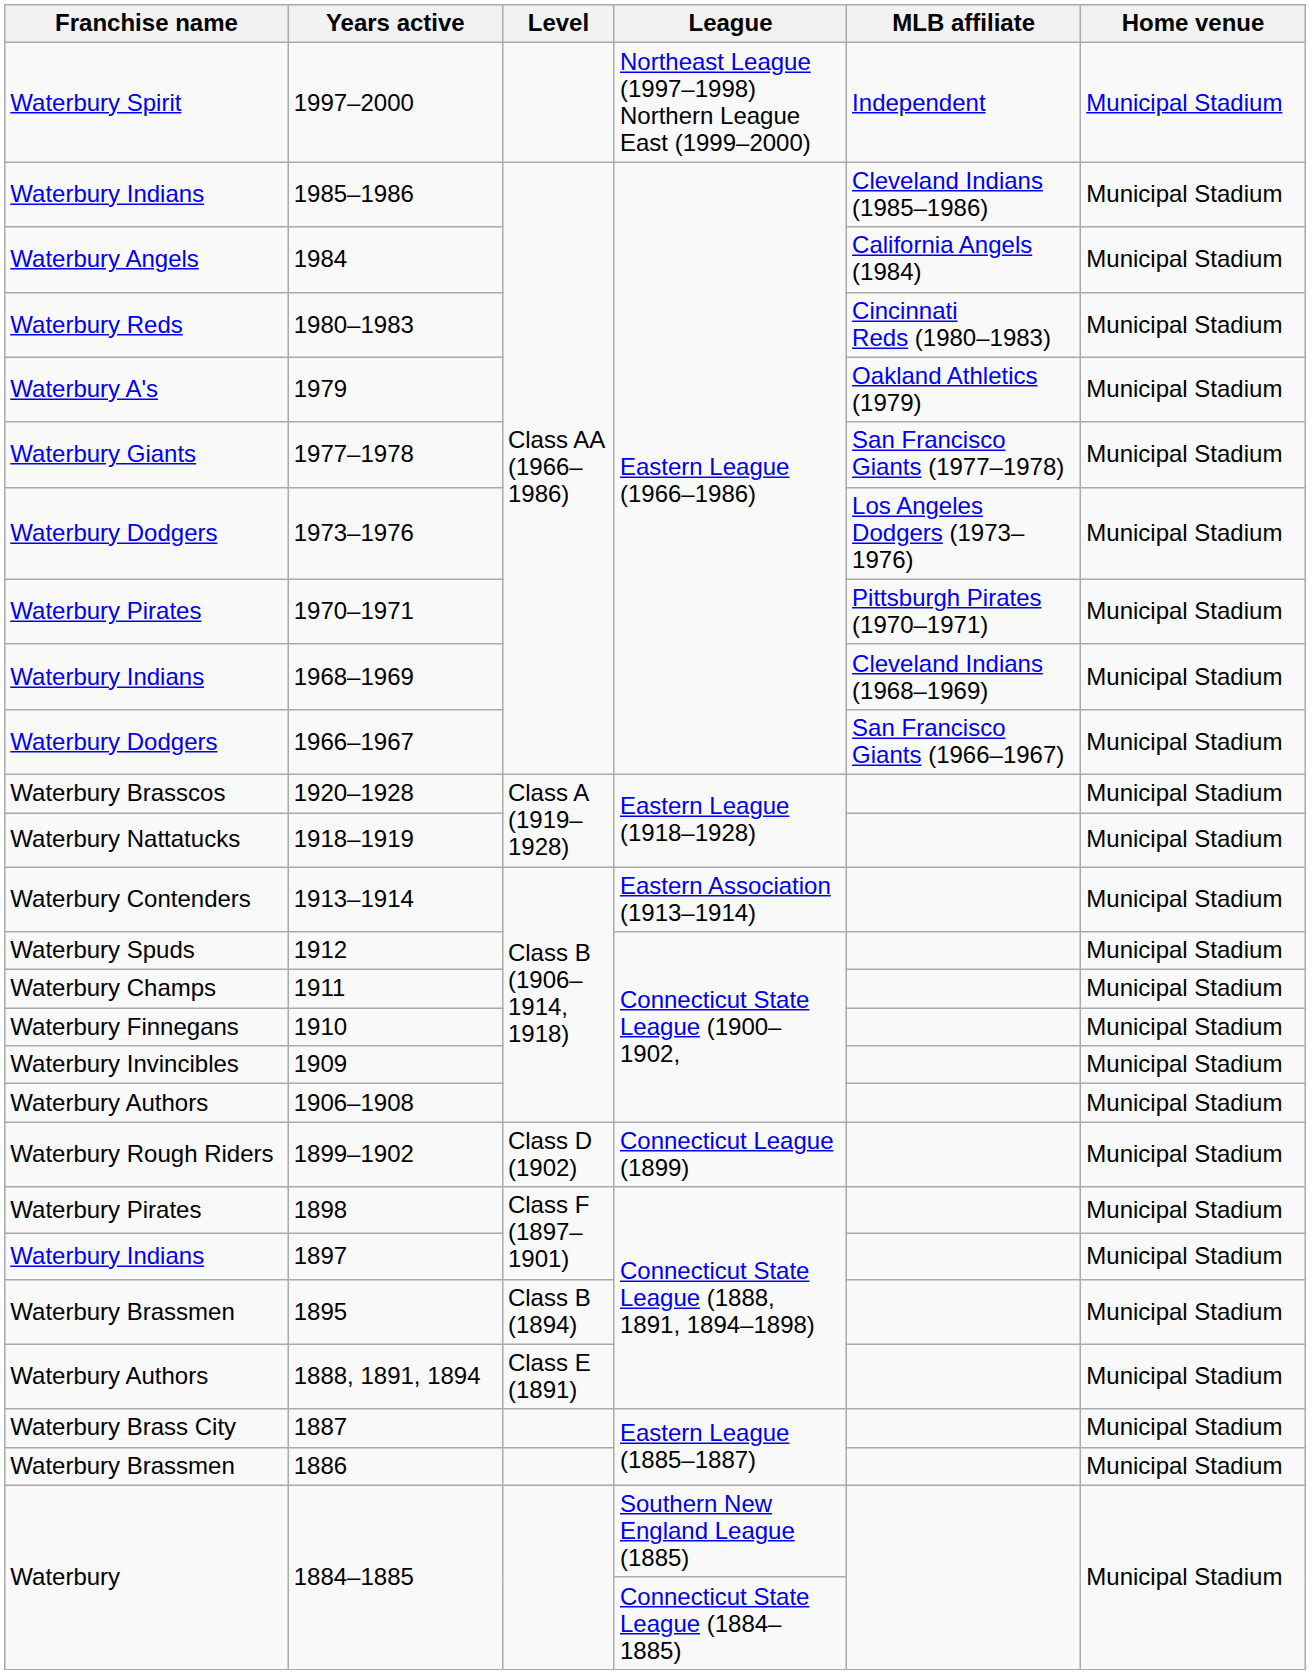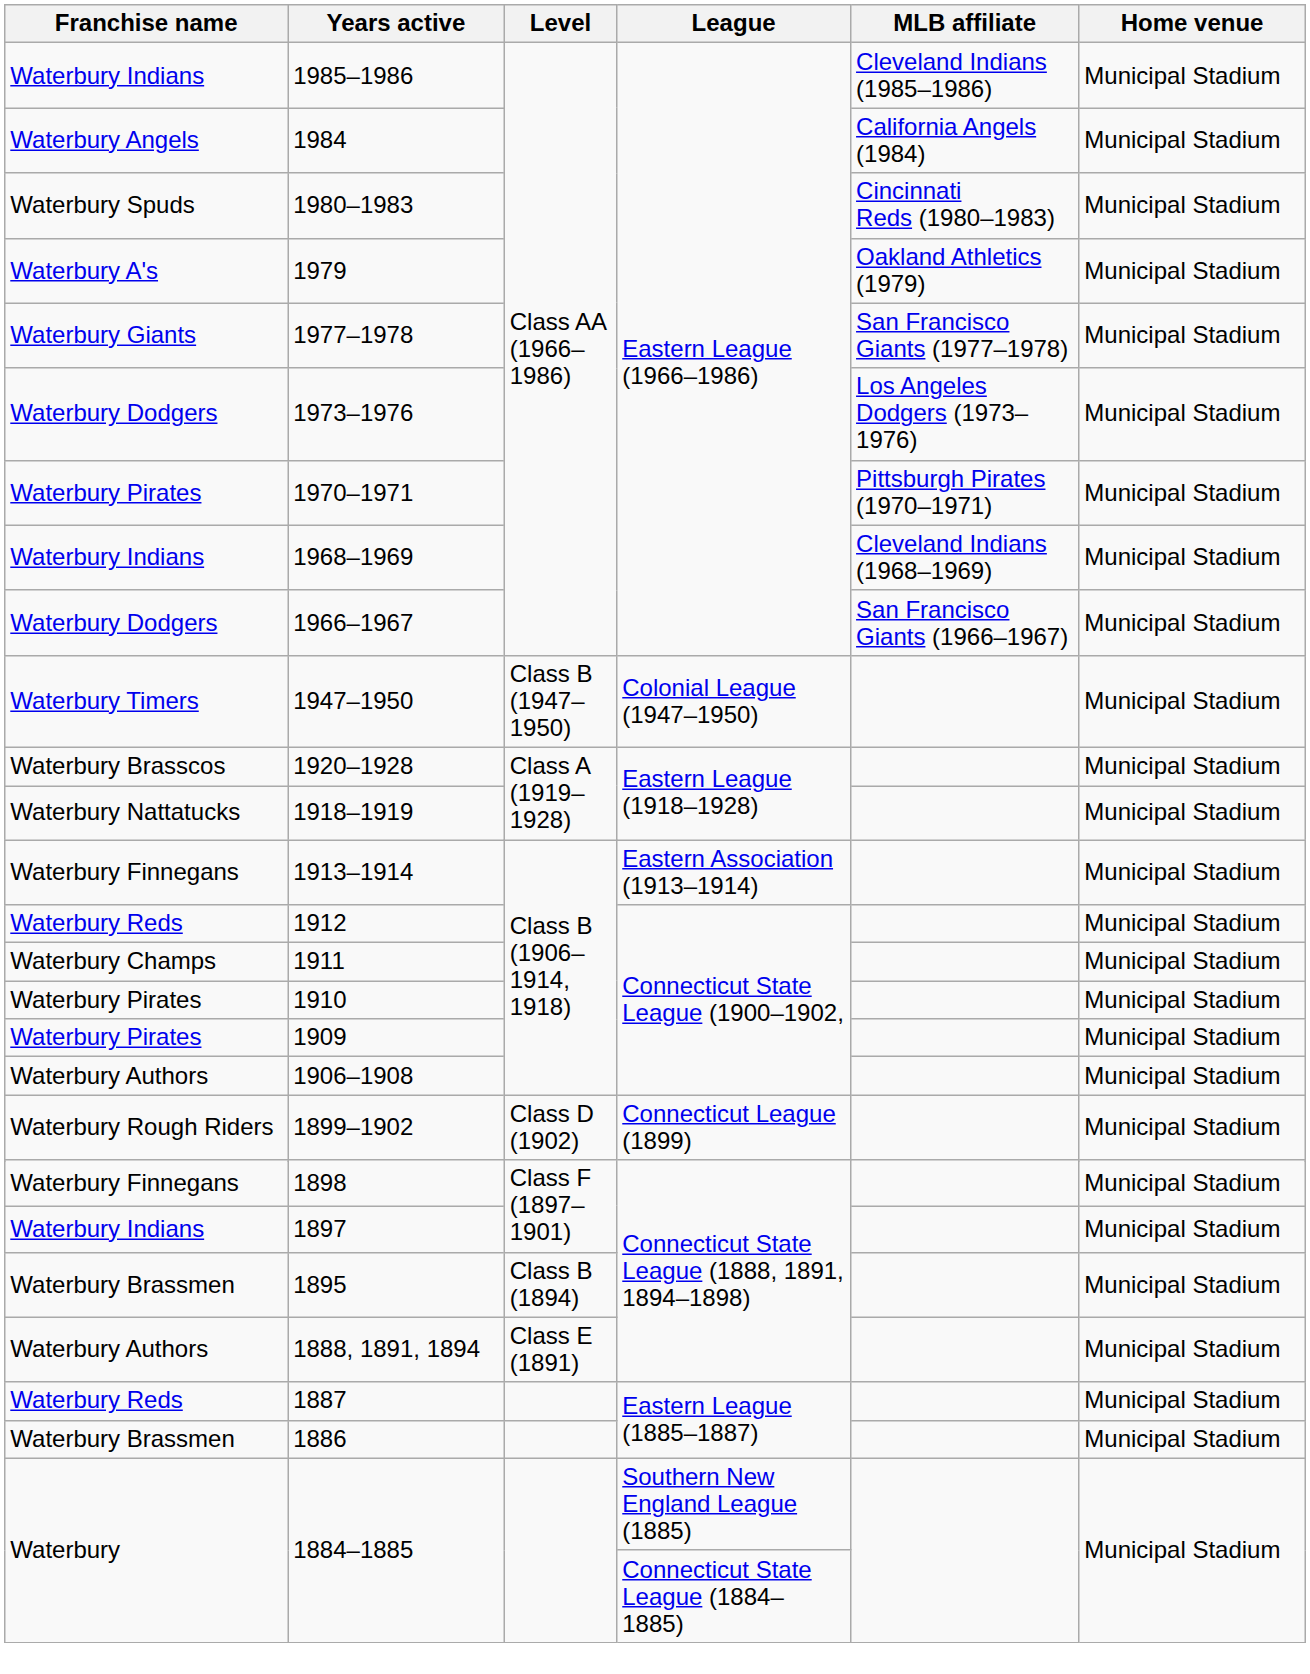- row: (354, 102)
(97, 324) Waterbury Reds -> (103, 205) Waterbury Spuds
+ row: (353, 701)
(131, 898) Waterbury Contenders -> (125, 871) Waterbury Finnegans
(103, 950) Waterbury Spuds -> (97, 923) Waterbury Reds
(125, 1026) Waterbury Finnegans -> (106, 999) Waterbury Pirates
(125, 1064) Waterbury Invincibles -> (106, 1037) Waterbury Pirates
(106, 1209) Waterbury Pirates -> (125, 1182) Waterbury Finnegans
(123, 1427) Waterbury Brass City -> (97, 1400) Waterbury Reds
